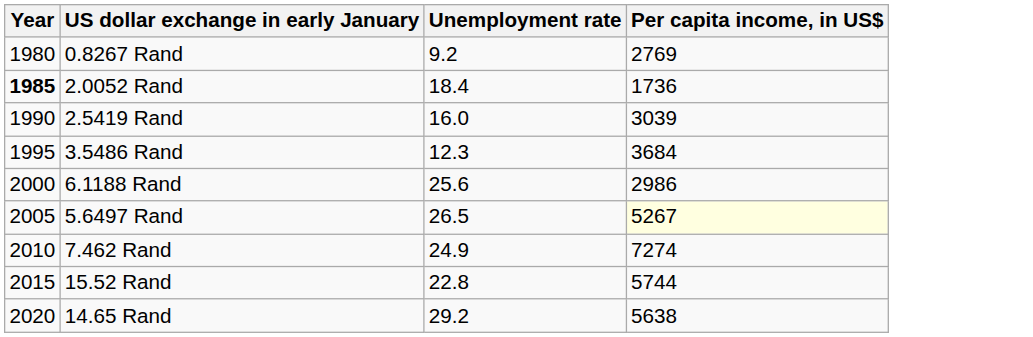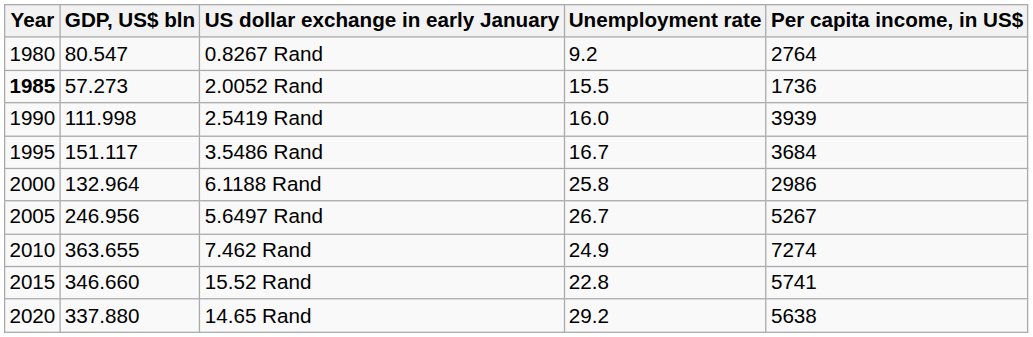+ column: (130, 20)
(654, 53) 2769 -> (794, 53) 2764
(449, 86) 18.4 -> (589, 86) 15.5
(654, 119) 3039 -> (794, 119) 3939
(449, 151) 12.3 -> (589, 151) 16.7
(449, 184) 25.6 -> (589, 184) 25.8
(449, 217) 26.5 -> (589, 217) 26.7
(654, 217) lightyellow background -> (794, 217) no background
(654, 282) 5744 -> (794, 282) 5741
